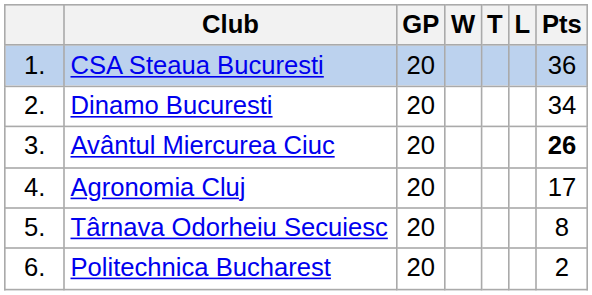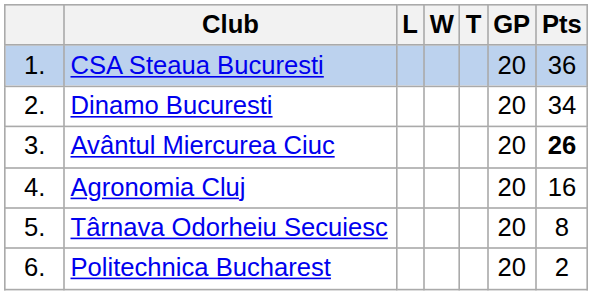columns swapped: (421, 24) <-> (522, 24)
(562, 187) 17 -> (562, 187) 16
